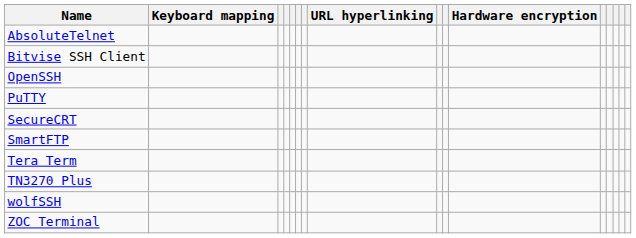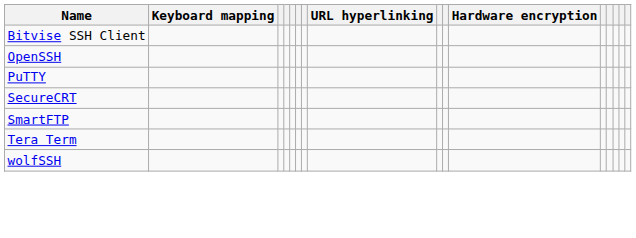- row: (61, 36)
- row: (50, 181)
- row: (54, 223)
